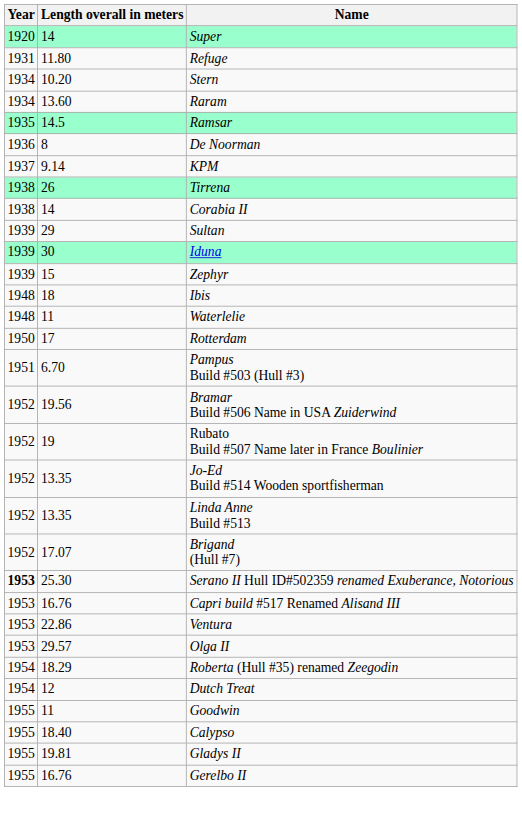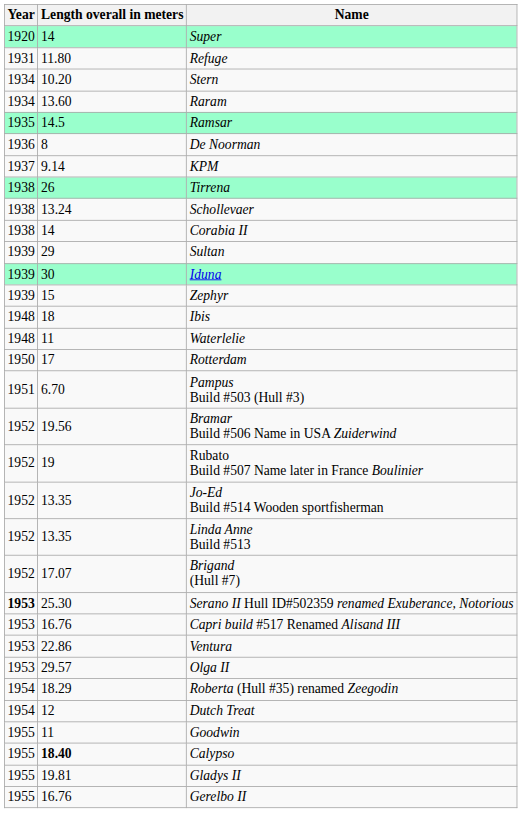+ row: (222, 209)
(56, 732) normal -> (56, 754) bold
